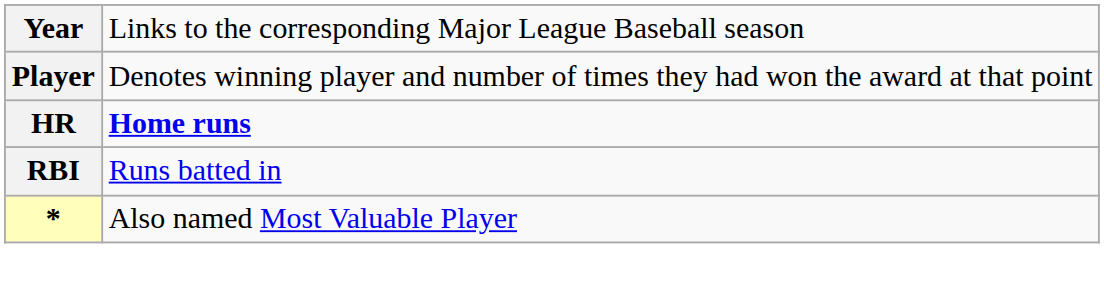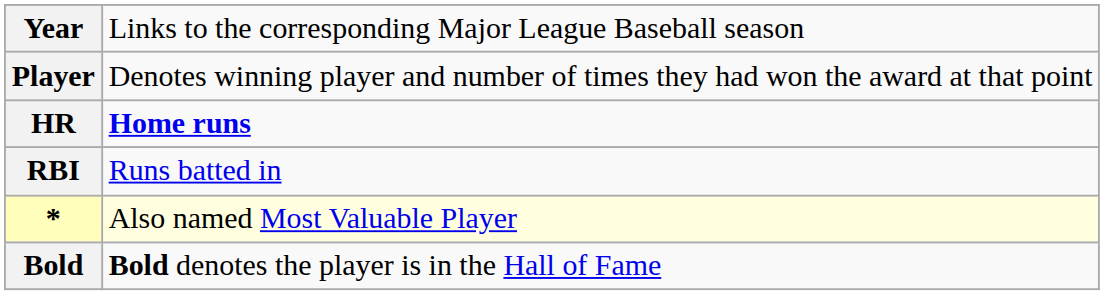(313, 218) no background -> (313, 218) lightyellow background
+ row: (53, 265)
